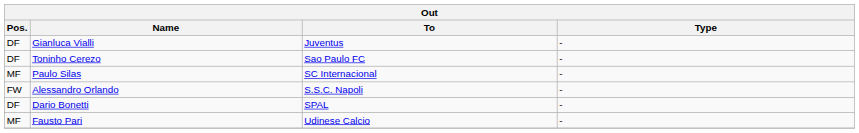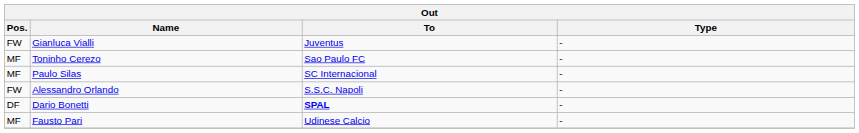(13, 43) DF -> (14, 43) FW
(13, 59) DF -> (14, 59) MF
(316, 105) normal -> (317, 105) bold
